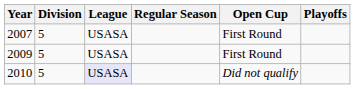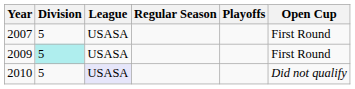columns swapped: (325, 14) <-> (260, 14)
(41, 53) no background -> (41, 53) paleturquoise background
